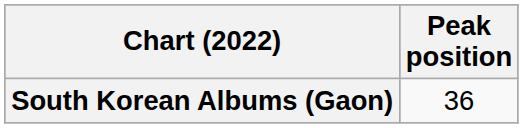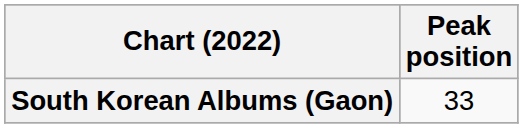(459, 100) 36 -> (459, 100) 33
